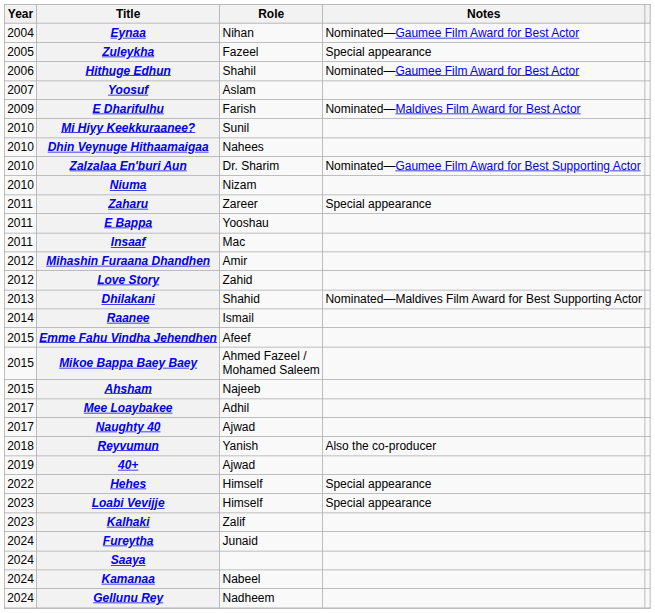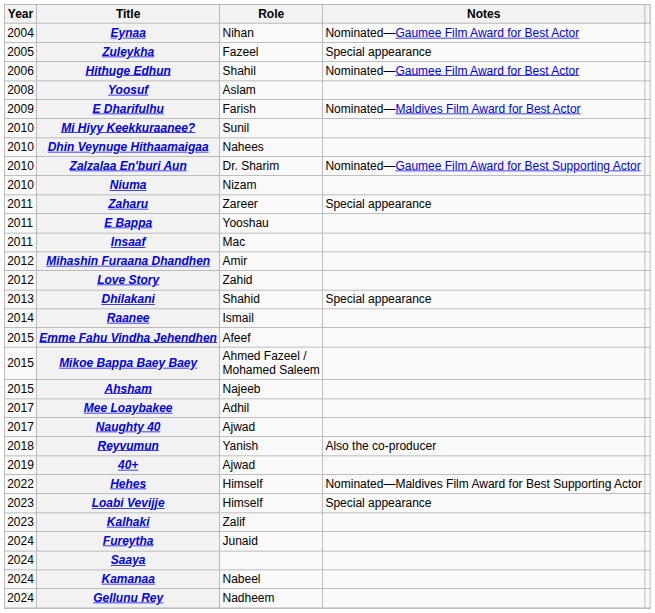(20, 90) 2007 -> (20, 90) 2008
(484, 299) Nominated—Maldives Film Award for Best Supporting Actor -> (378, 299) Special appearance
(378, 484) Special appearance -> (484, 484) Nominated—Maldives Film Award for Best Supporting Actor
